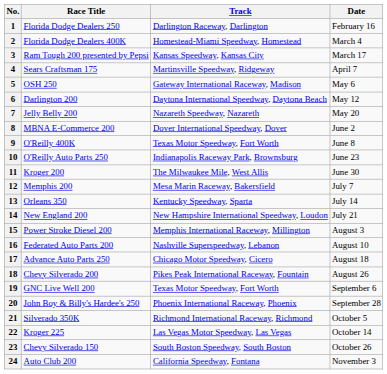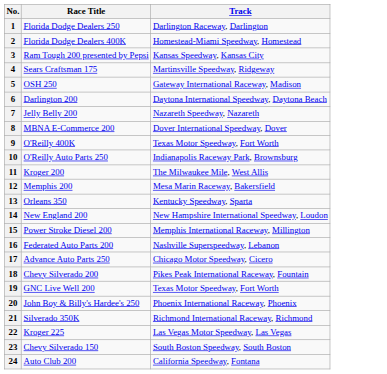- column: (356, 11)
